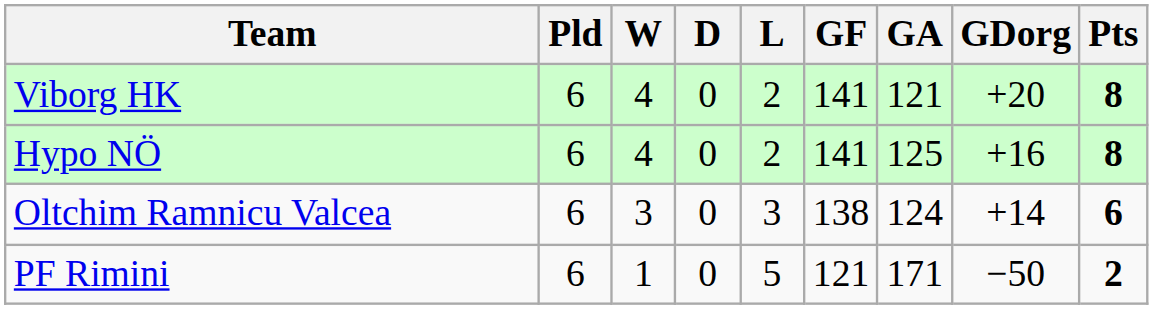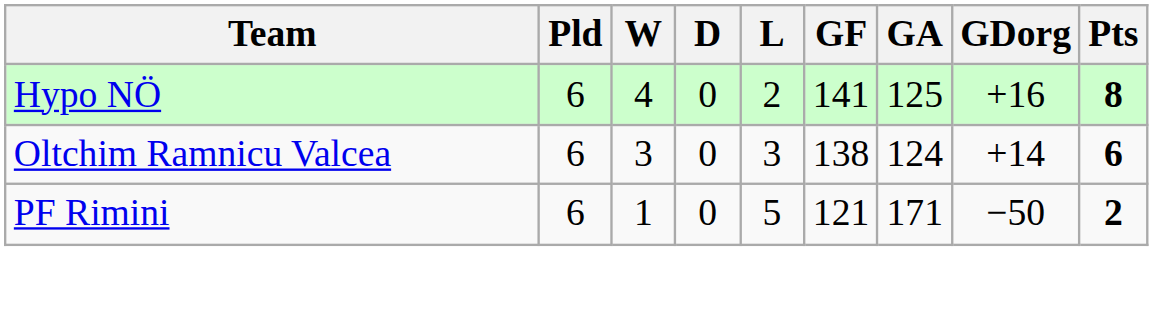- row: (97, 93)
